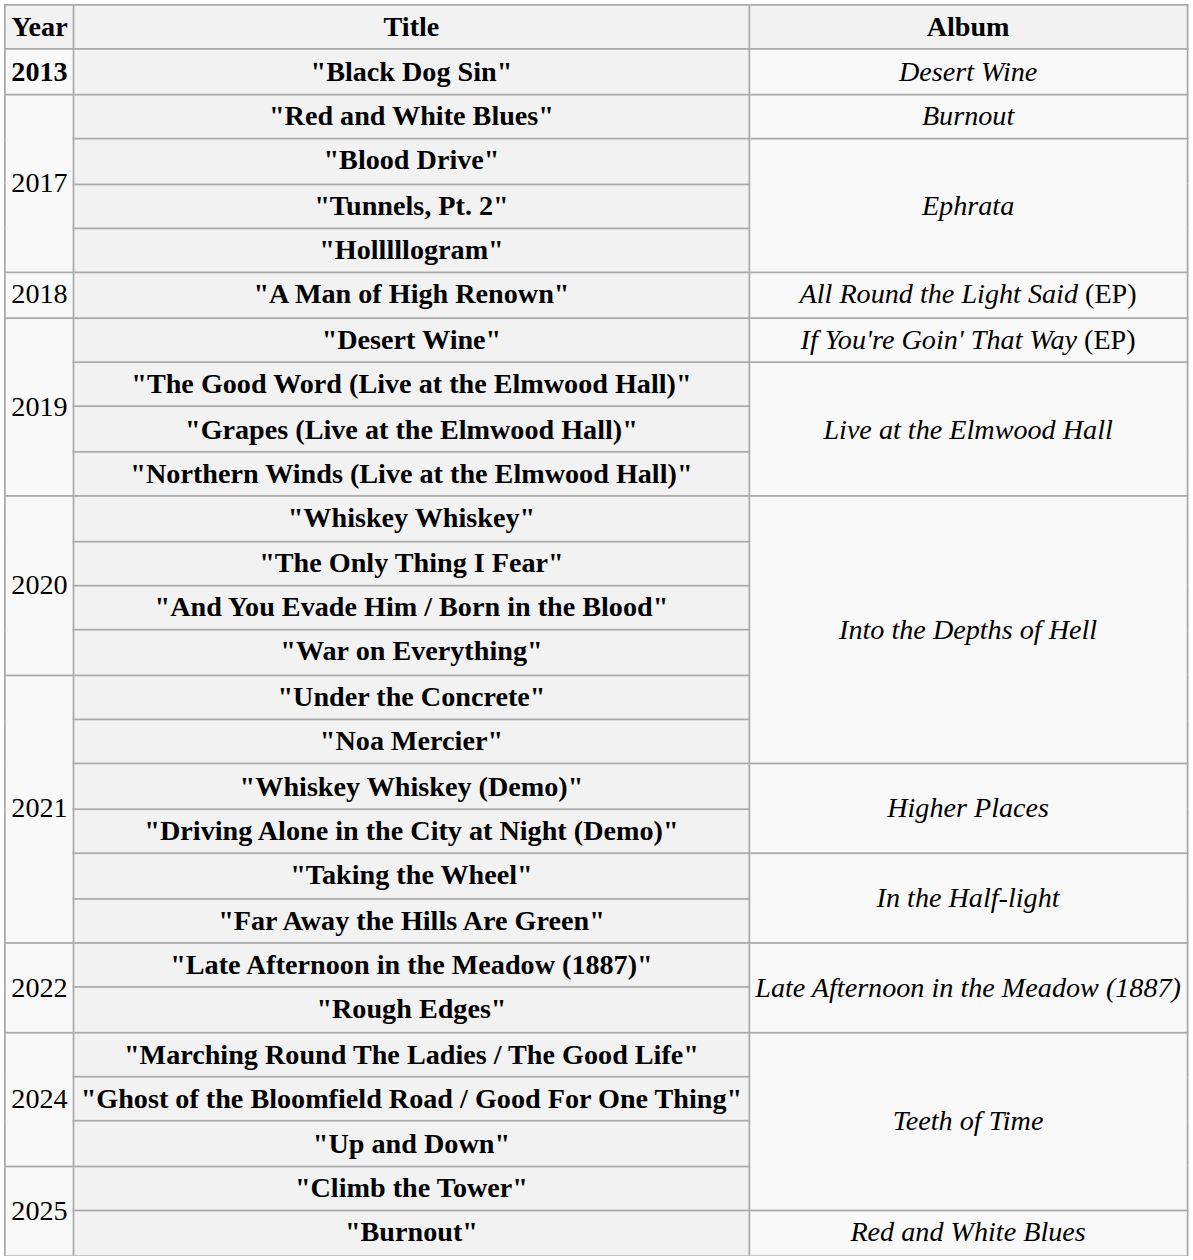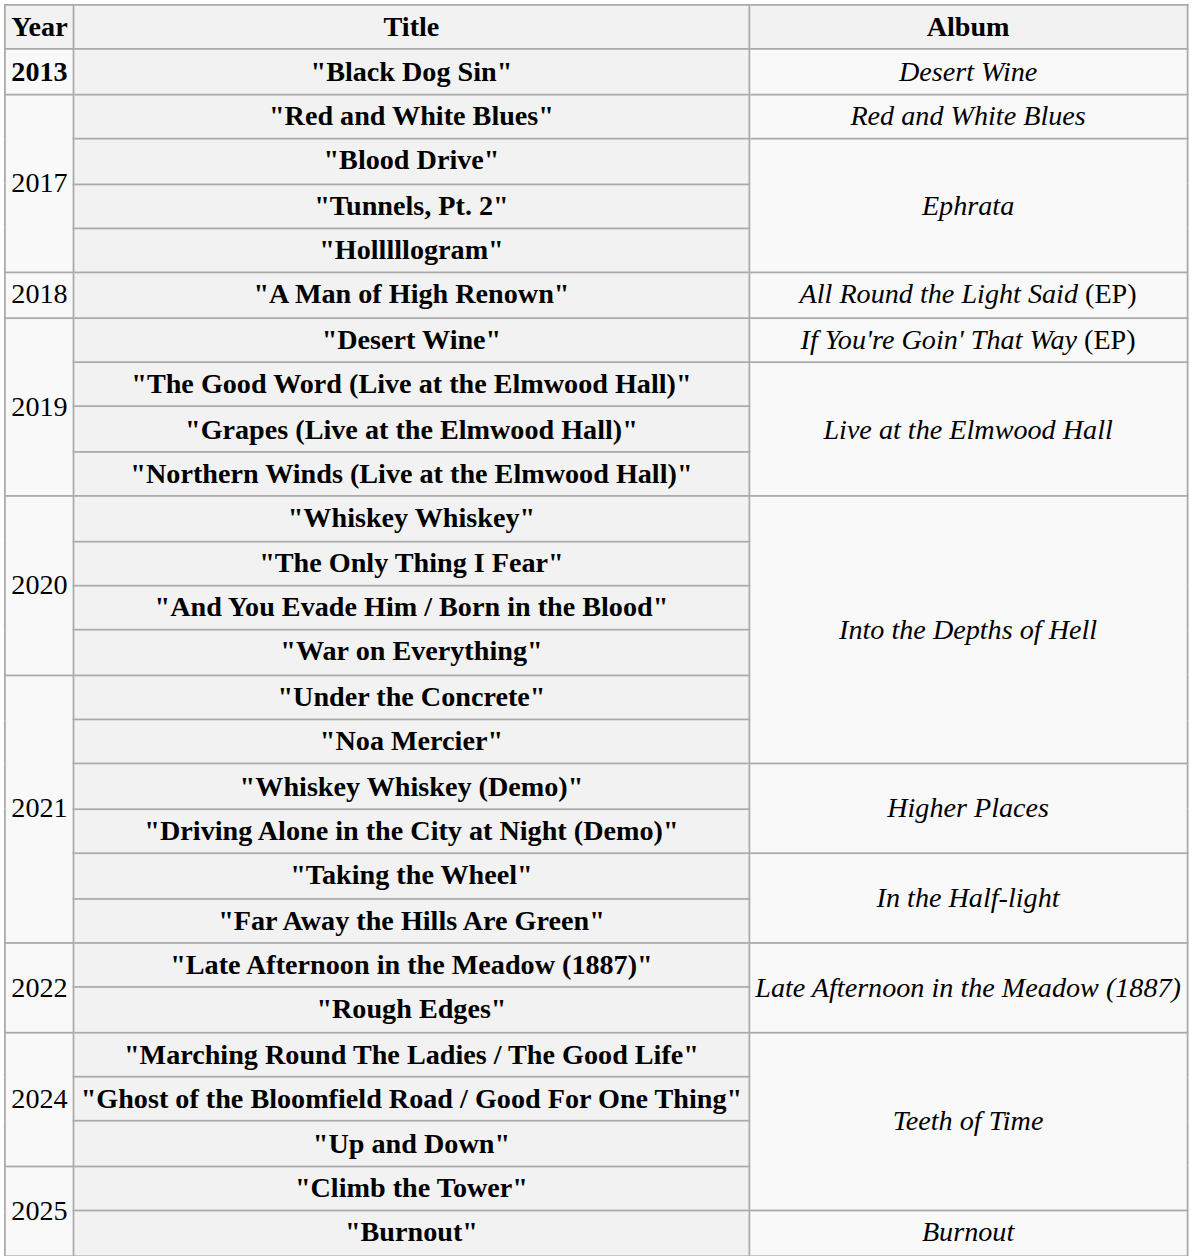(968, 116) Burnout -> (968, 116) Red and White Blues
(968, 1232) Red and White Blues -> (968, 1232) Burnout
